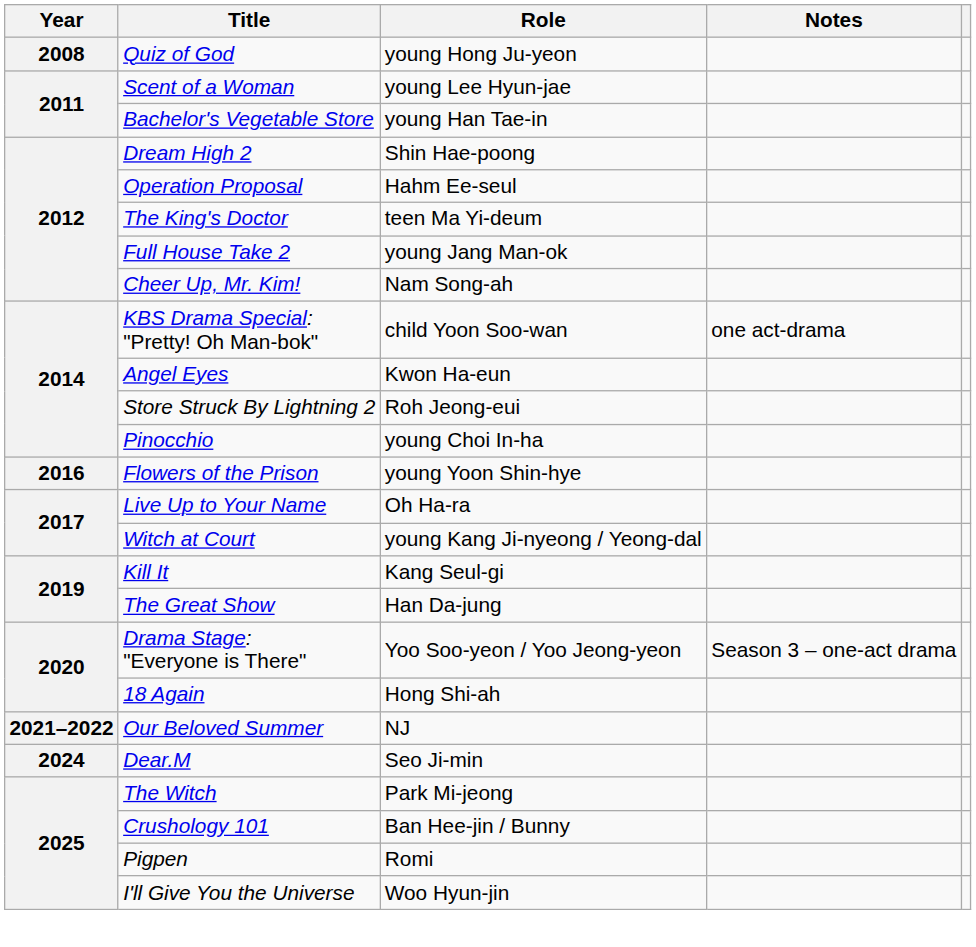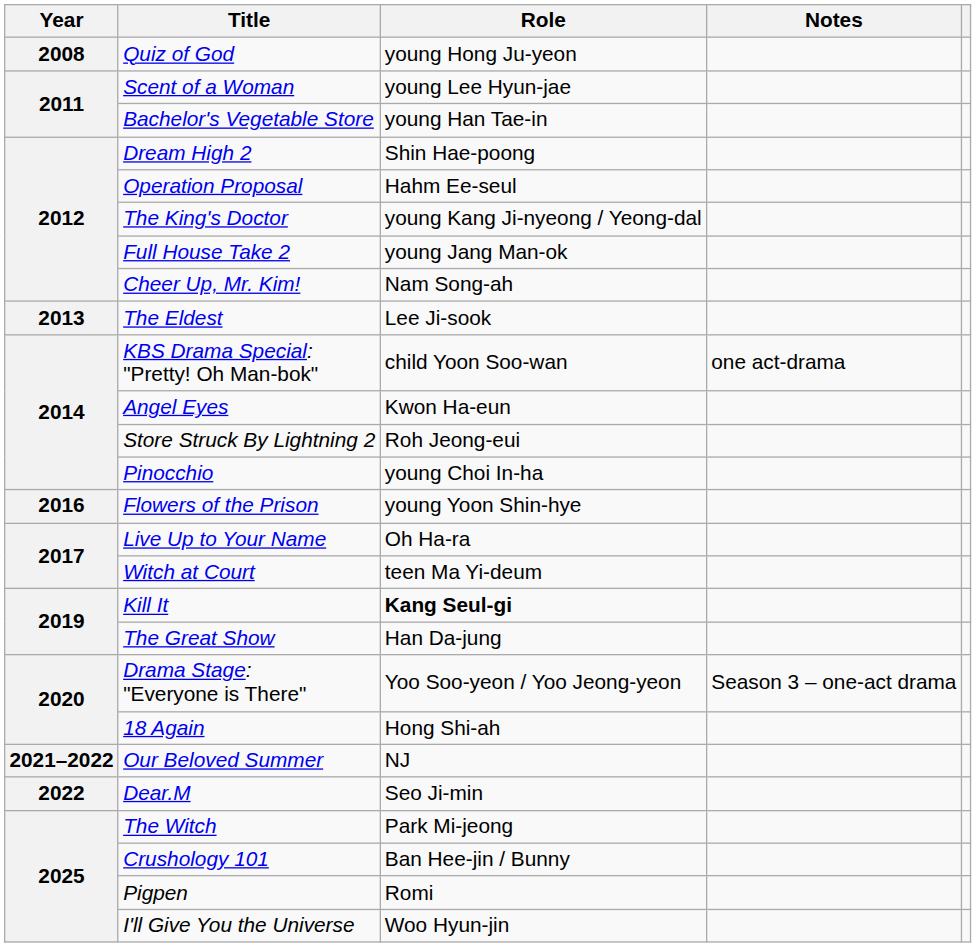(463, 218) teen Ma Yi-deum -> (543, 218) young Kang Ji-nyeong / Yeong-dal
+ row: (173, 317)
(543, 539) young Kang Ji-nyeong / Yeong-dal -> (463, 572) teen Ma Yi-deum
(444, 572) normal -> (448, 605) bold
(62, 760) 2024 -> (62, 793) 2022
